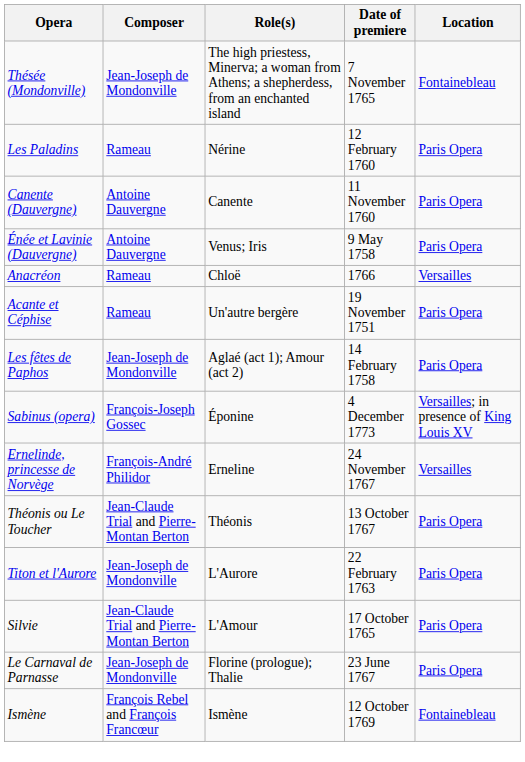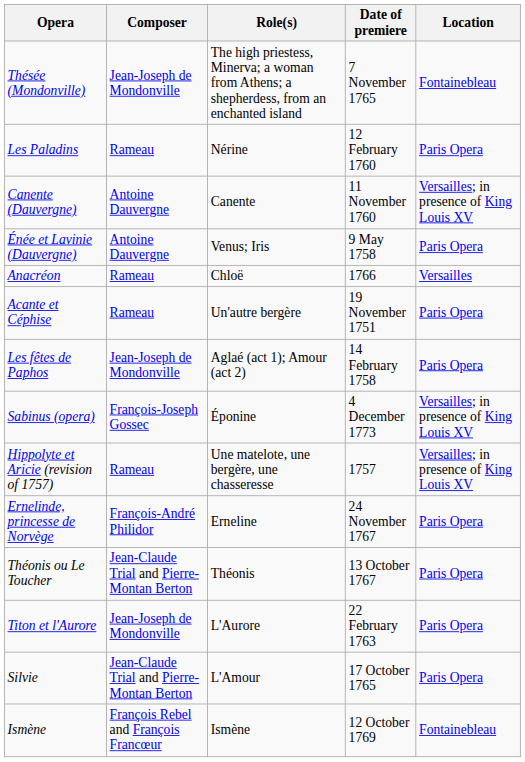(450, 202) Paris Opera -> (466, 202) Versailles; in presence of King Louis XV
+ row: (50, 469)
(445, 469) Versailles -> (451, 521) Paris Opera
- row: (50, 670)
